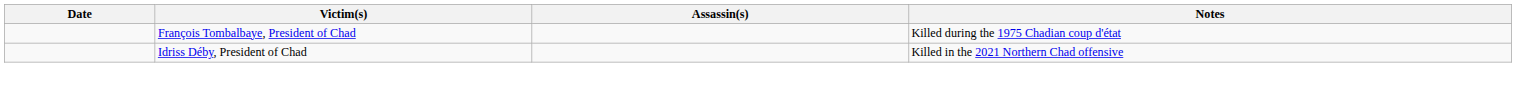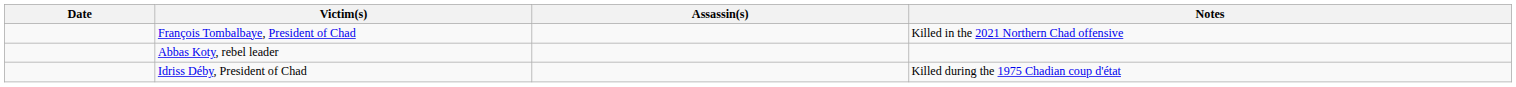(1016, 33) Killed during the 1975 Chadian coup d'état -> (1017, 33) Killed in the 2021 Northern Chad offensive
+ row: (218, 52)
(1017, 52) Killed in the 2021 Northern Chad offensive -> (1016, 71) Killed during the 1975 Chadian coup d'état
